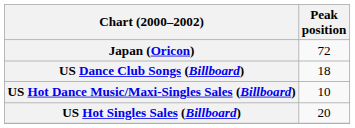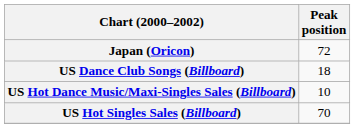(324, 112) 20 -> (324, 112) 70
